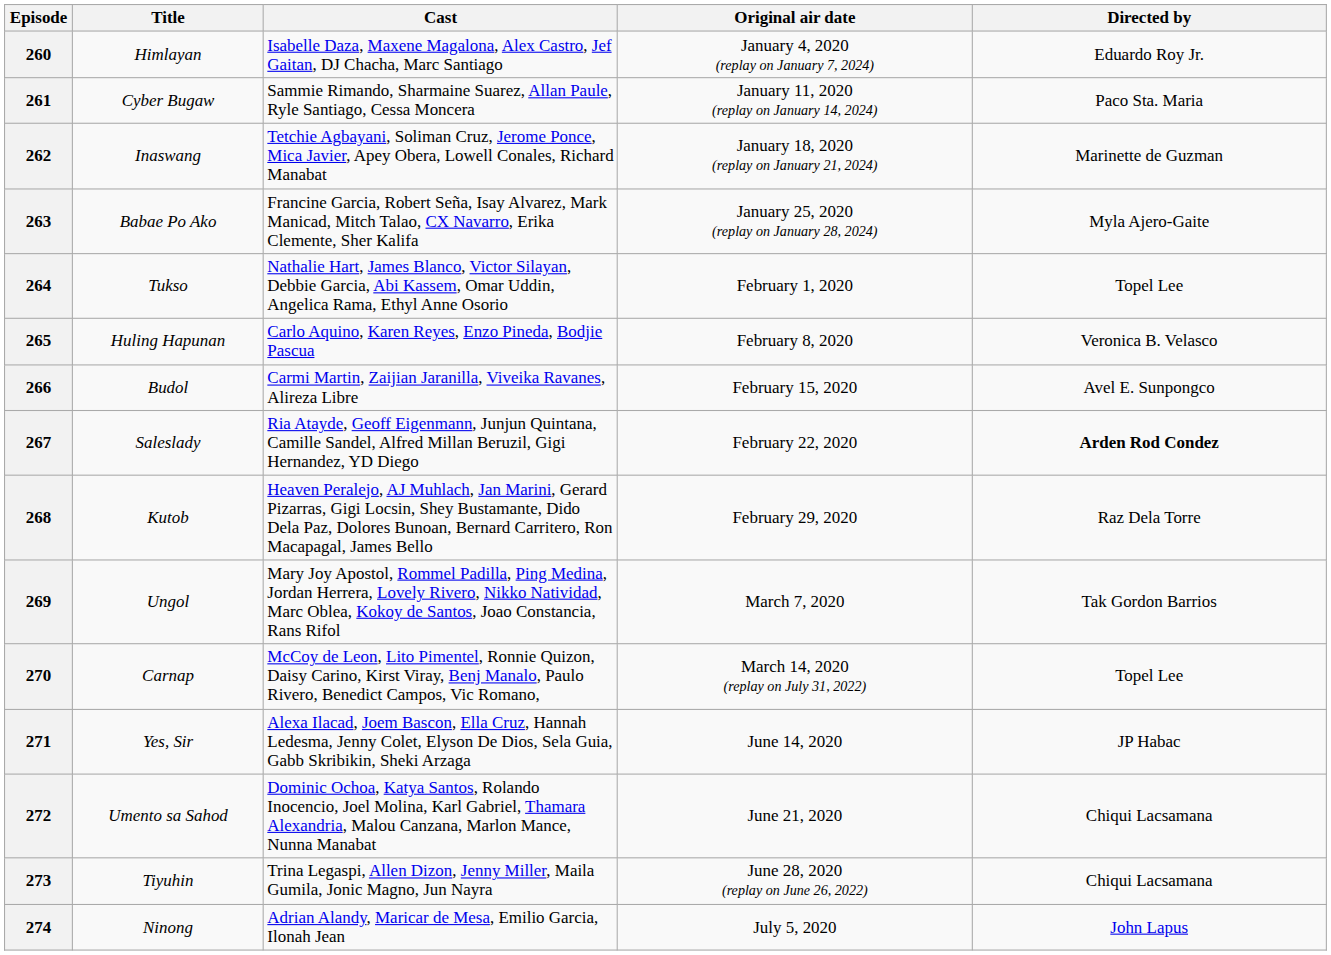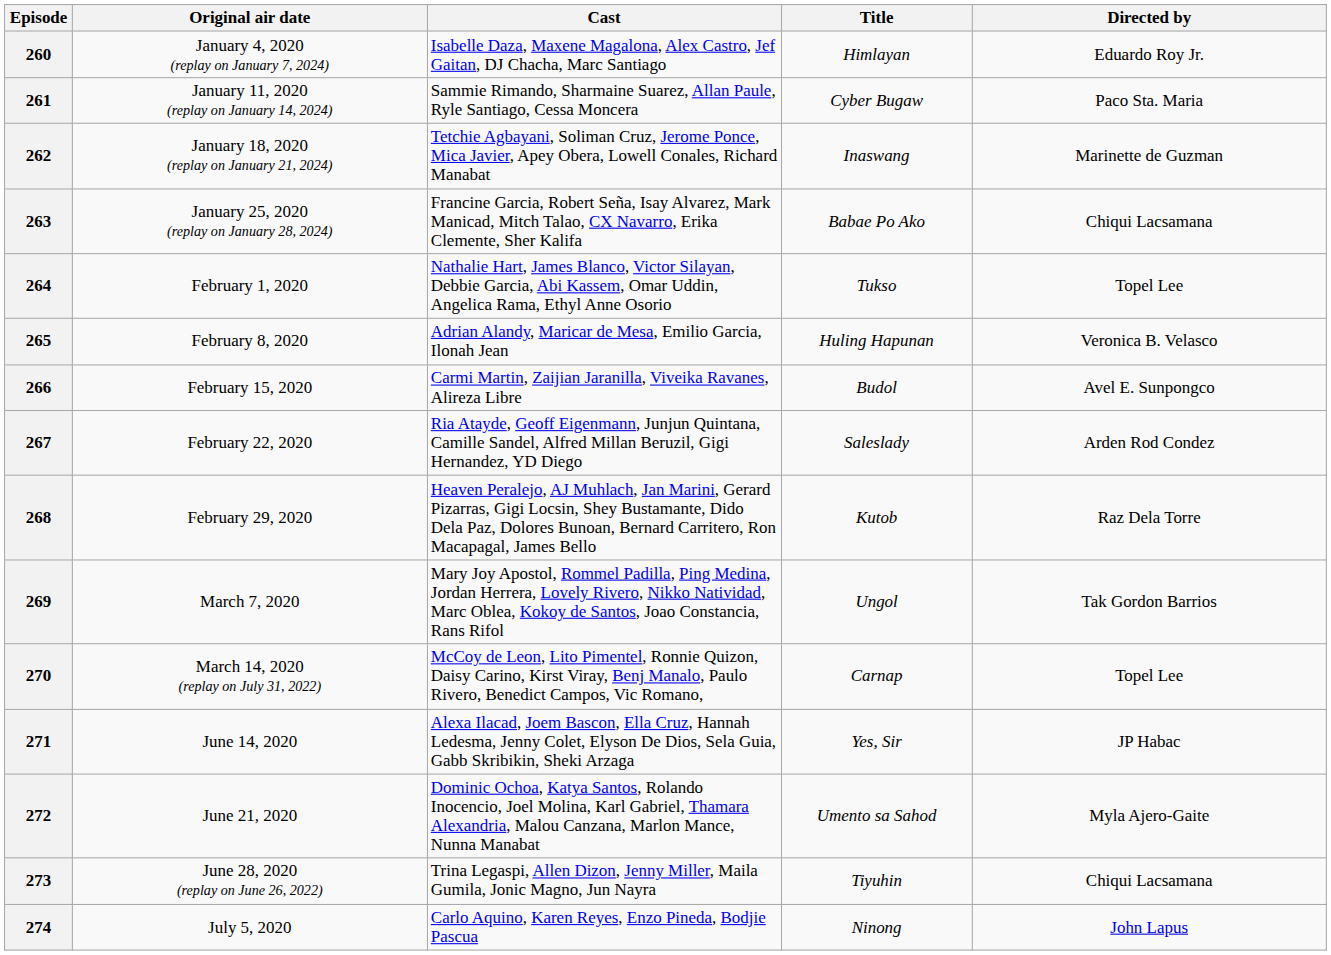columns swapped: (168, 17) <-> (795, 17)
(1149, 220) Myla Ajero-Gaite -> (1149, 220) Chiqui Lacsamana
(435, 341) Carlo Aquino, Karen Reyes, Enzo Pineda, Bodjie Pascua -> (596, 341) Adrian Alandy, Maricar de Mesa, Emilio Garcia, Ilonah Jean
(1149, 443) bold -> (1149, 443) normal
(1149, 815) Chiqui Lacsamana -> (1149, 815) Myla Ajero-Gaite
(433, 927) Adrian Alandy, Maricar de Mesa, Emilio Garcia, Ilonah Jean -> (598, 927) Carlo Aquino, Karen Reyes, Enzo Pineda, Bodjie Pascua
